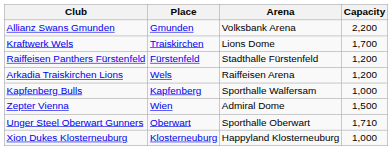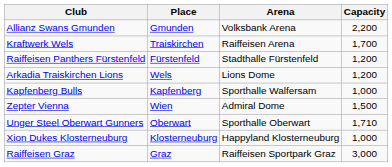(248, 43) Lions Dome -> (258, 43) Raiffeisen Arena
(258, 75) Raiffeisen Arena -> (248, 75) Lions Dome
+ row: (41, 153)
